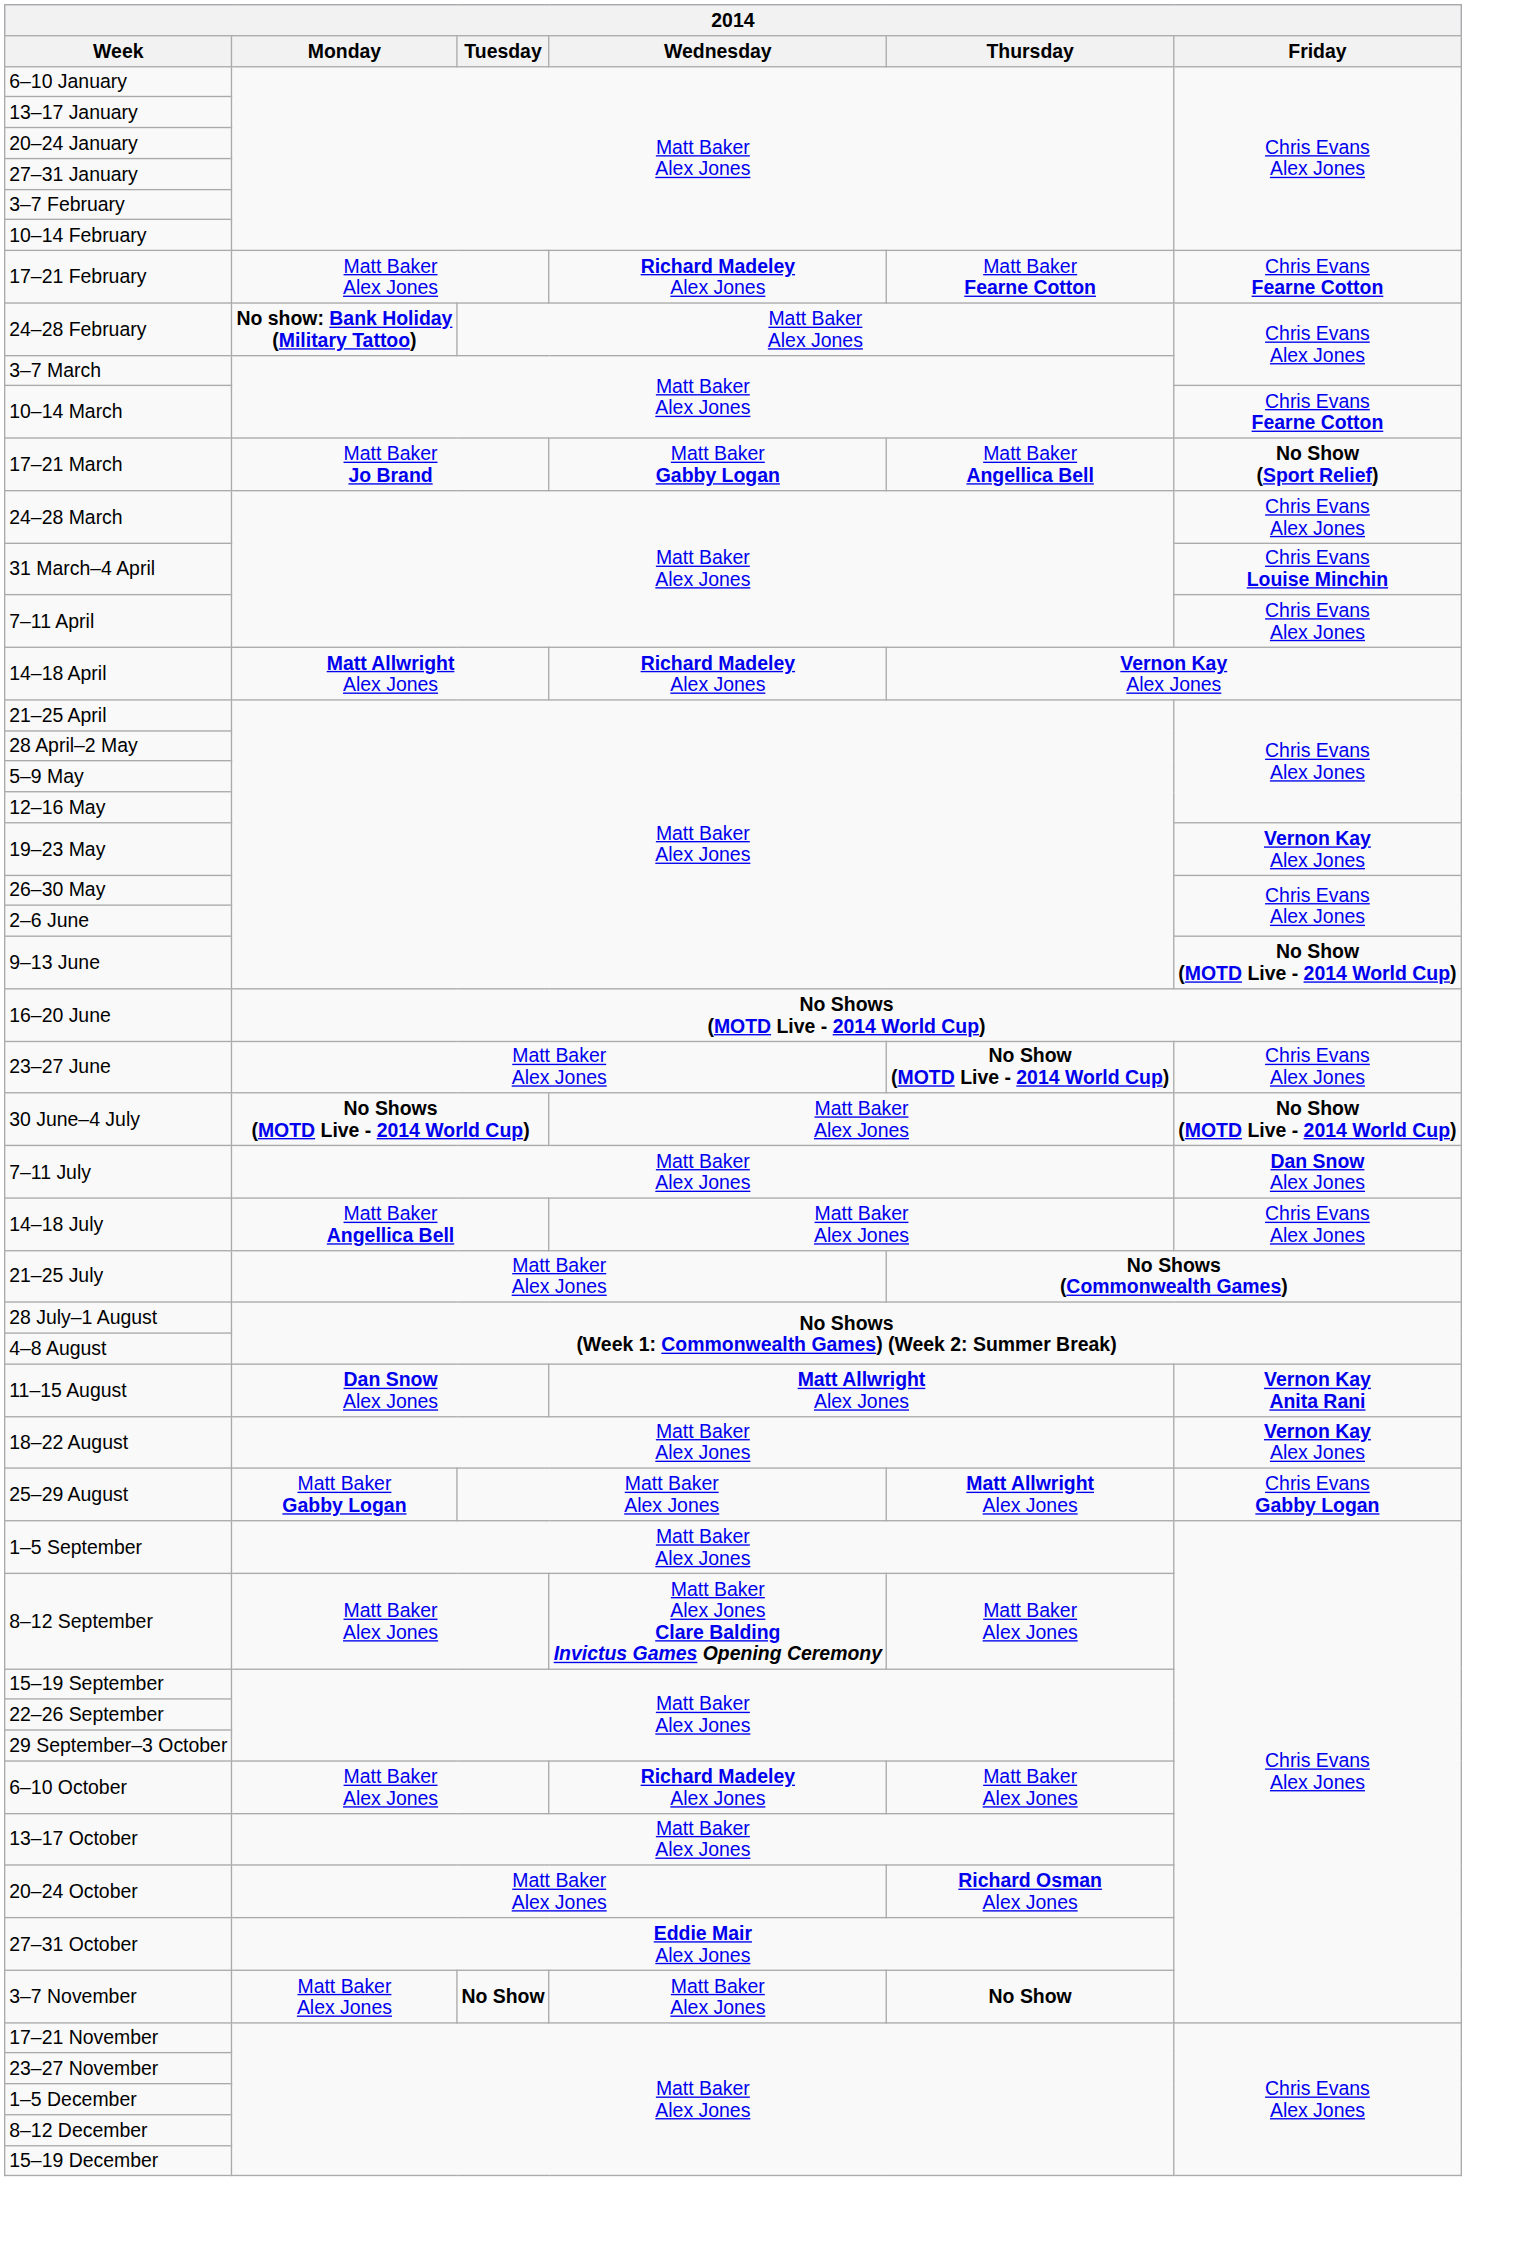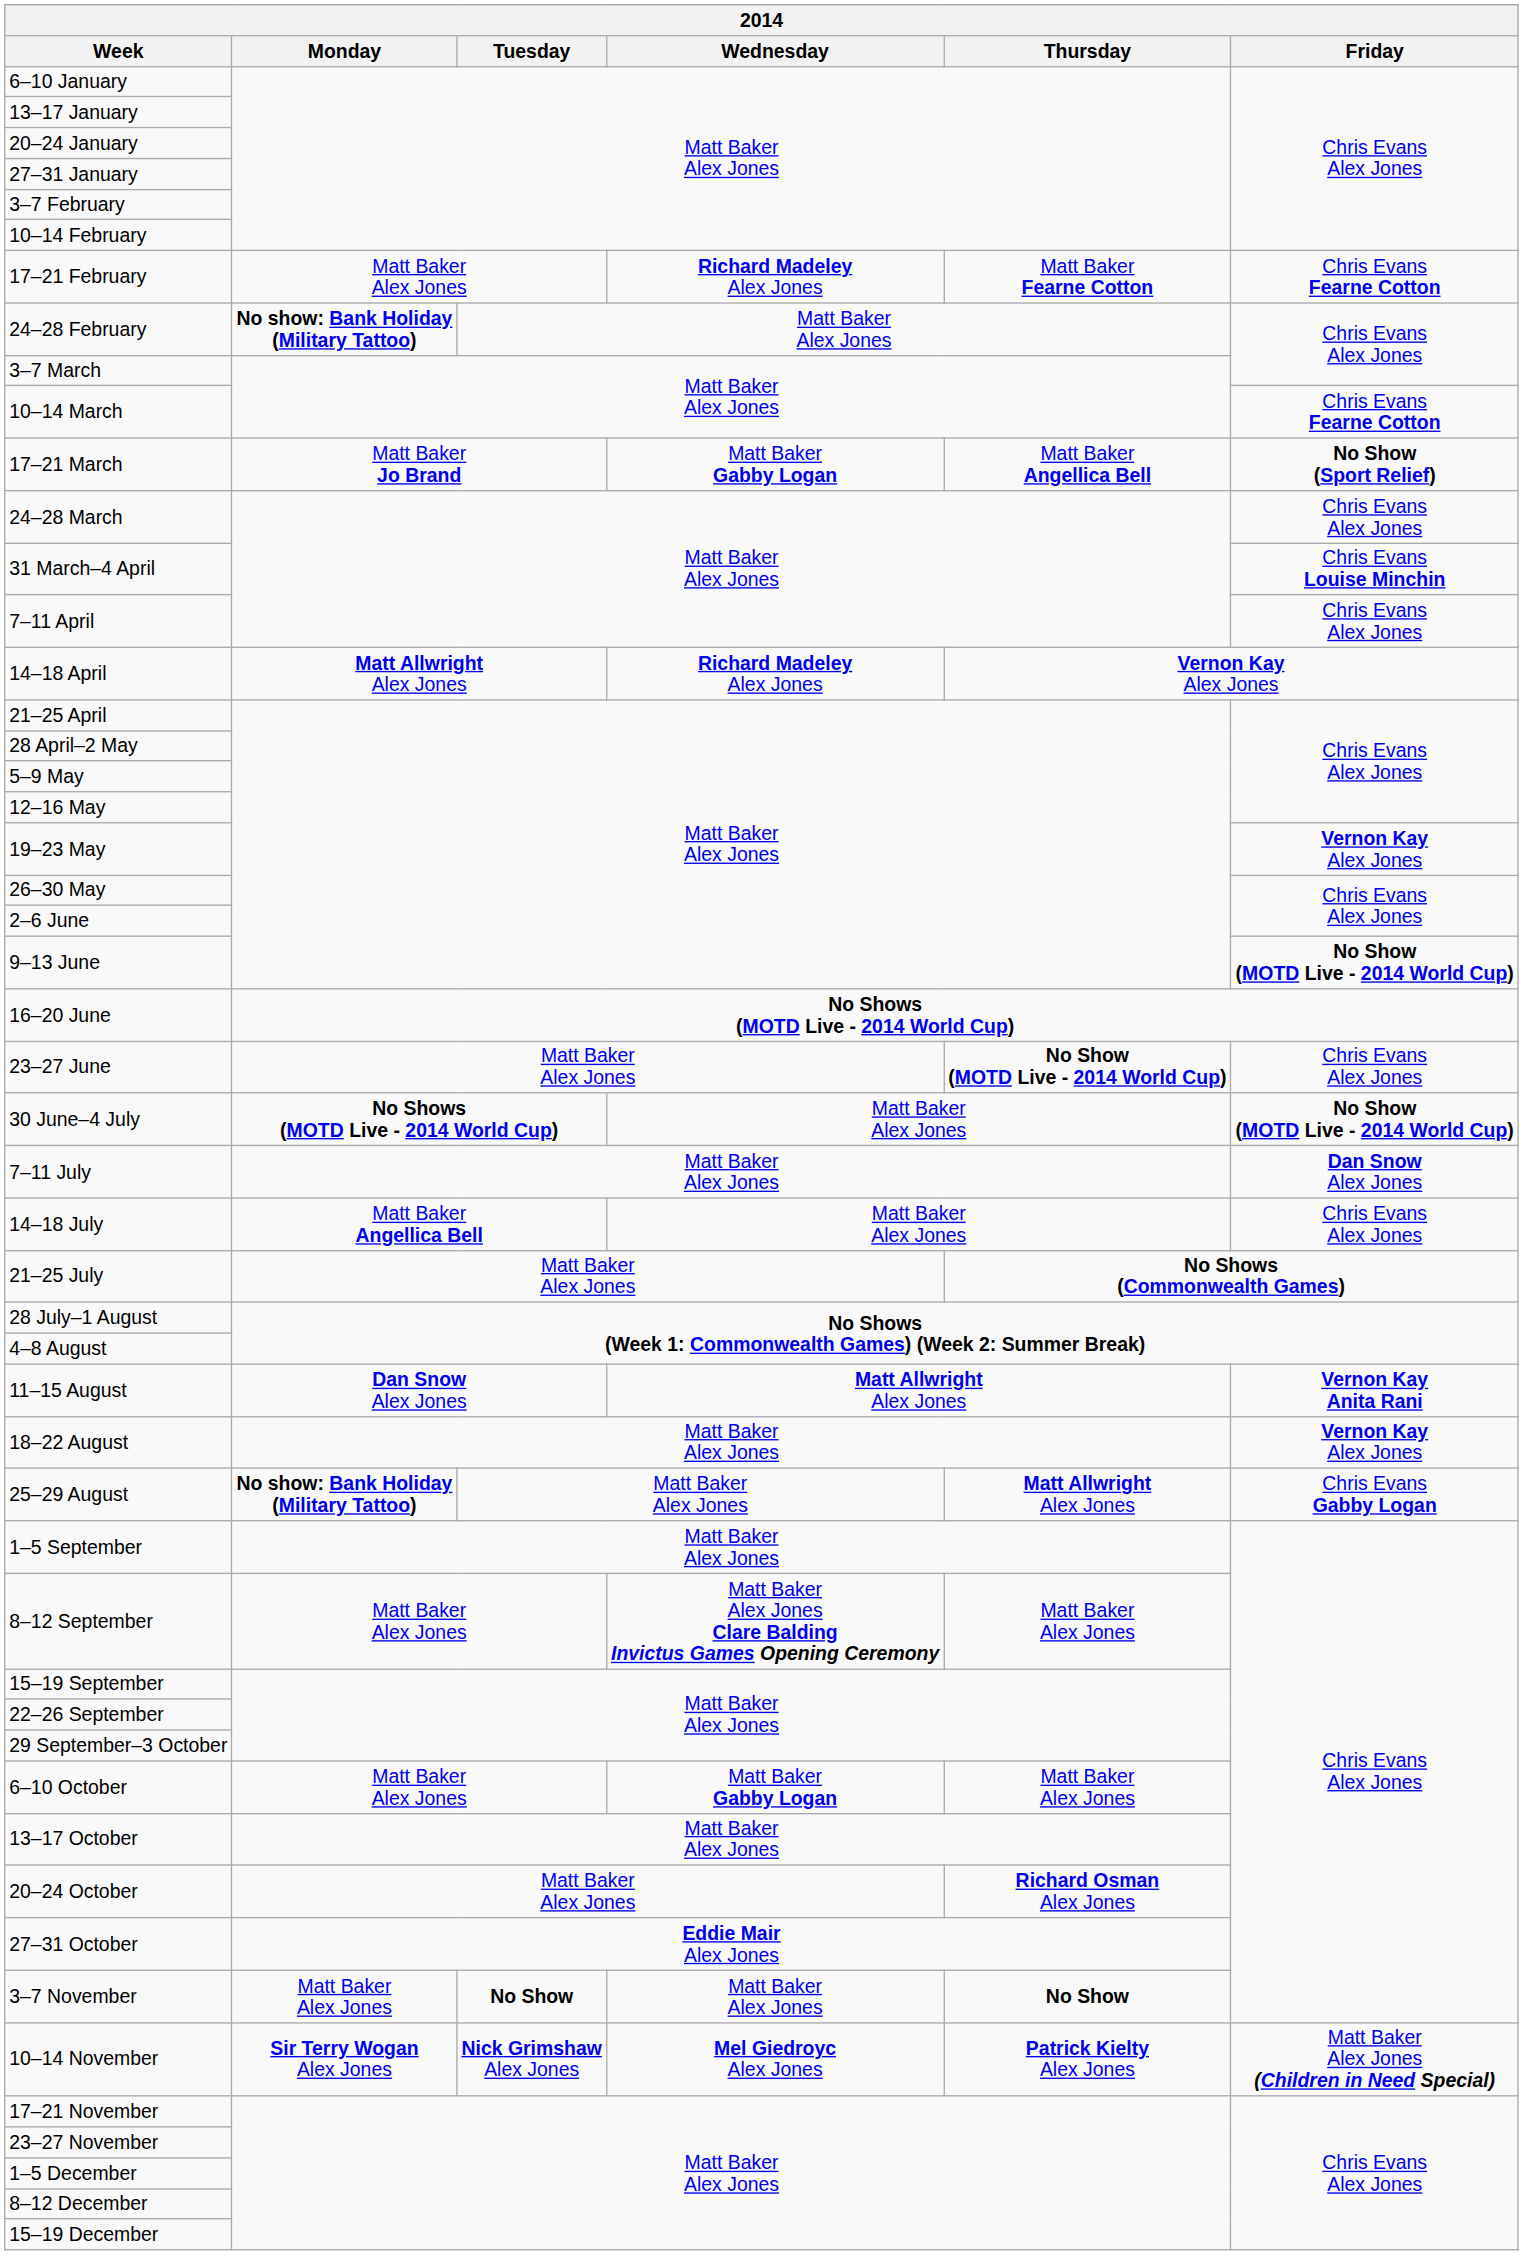(344, 1495) Matt Baker Gabby Logan -> (344, 1495) No show: Bank Holiday (Military Tattoo)
(718, 1787) Richard Madeley Alex Jones -> (775, 1787) Matt Baker Gabby Logan
+ row: (84, 2060)
